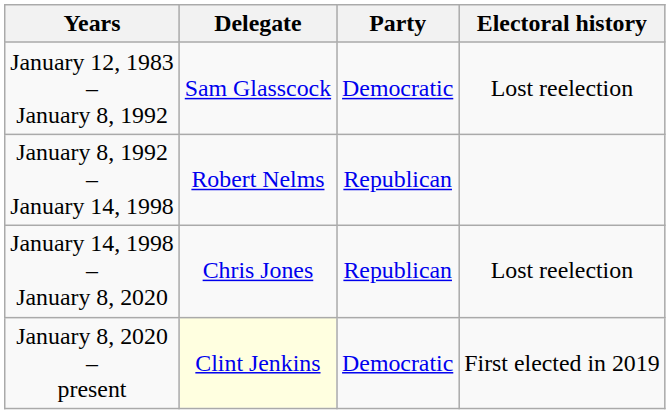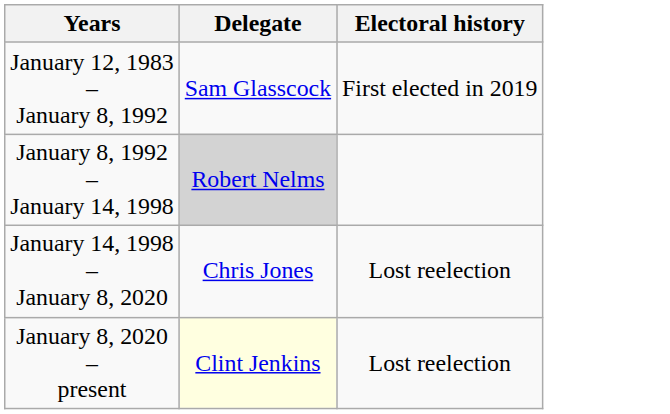- column: (398, 23)
(562, 88) Lost reelection -> (440, 88) First elected in 2019
(258, 179) no background -> (258, 179) lightgrey background
(562, 362) First elected in 2019 -> (440, 362) Lost reelection
